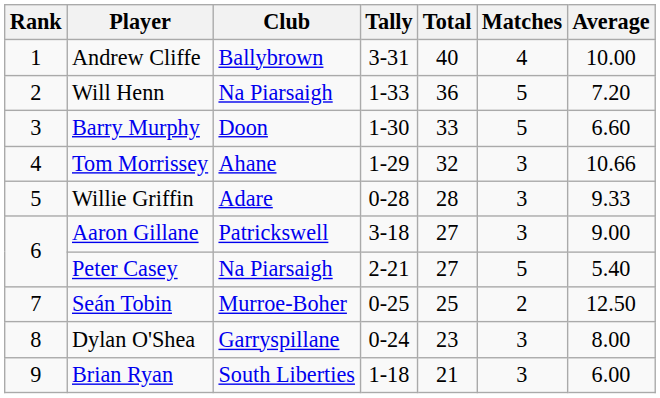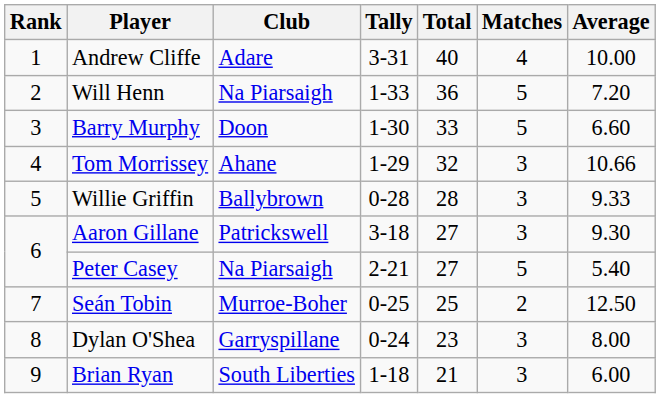(271, 57) Ballybrown -> (246, 57) Adare
(246, 198) Adare -> (271, 198) Ballybrown
(611, 233) 9.00 -> (611, 233) 9.30
